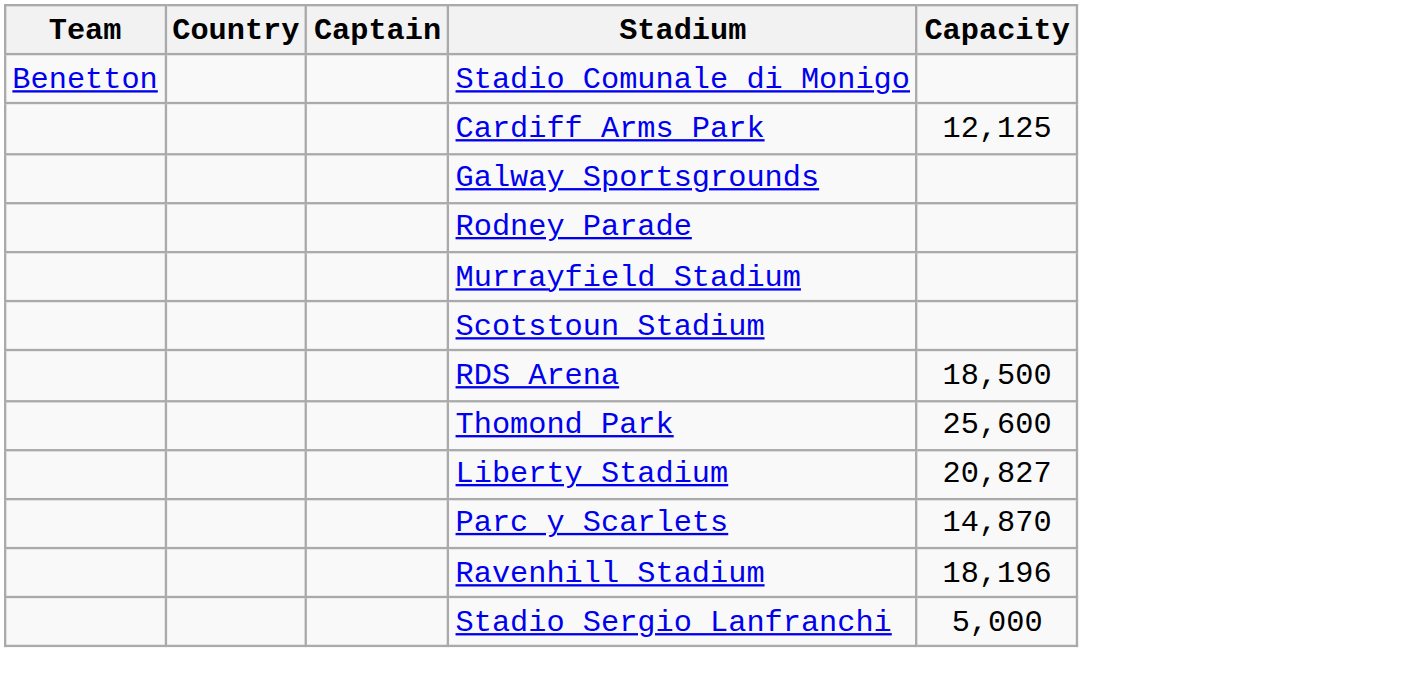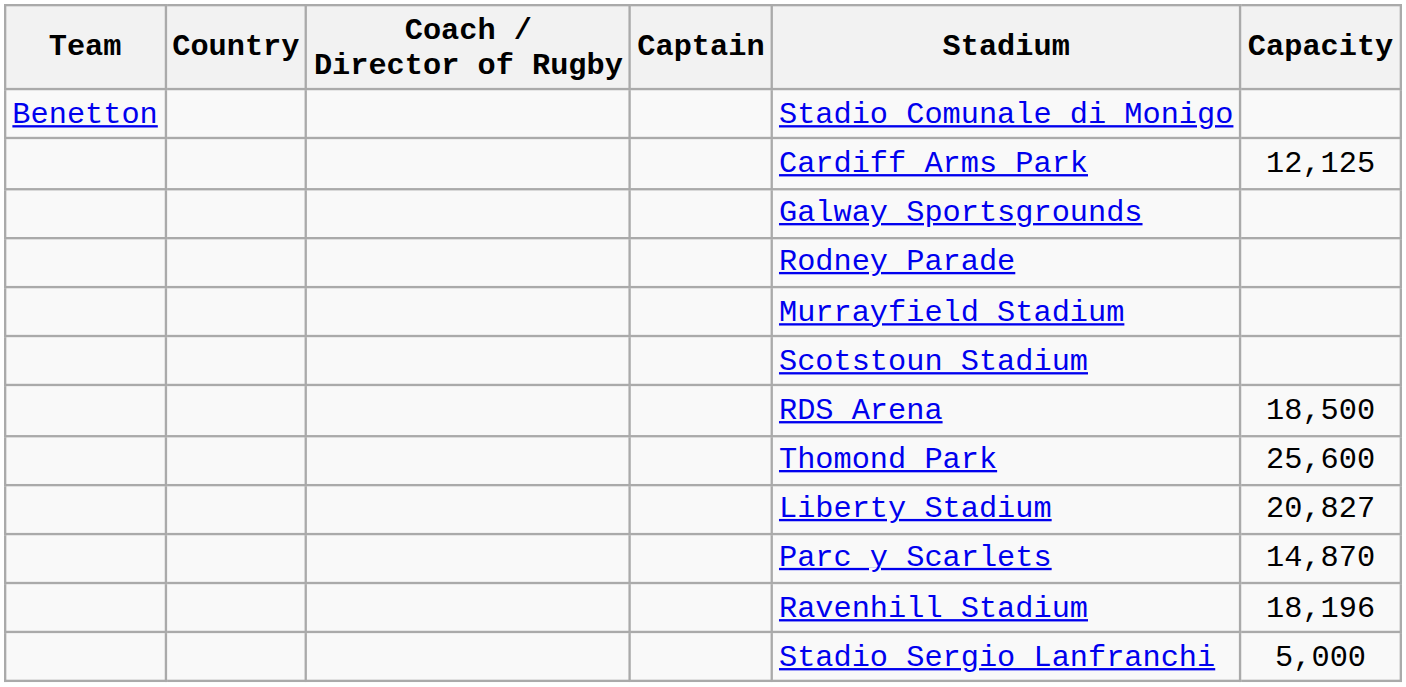+ column: (468, 47)
